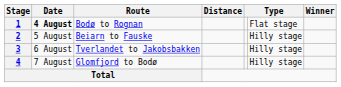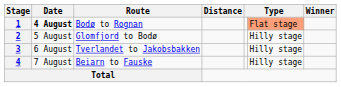(273, 24) no background -> (273, 24) lightsalmon background
(114, 37) Beiarn to Fauske -> (116, 37) Glomfjord to Bodø
(116, 62) Glomfjord to Bodø -> (114, 62) Beiarn to Fauske
